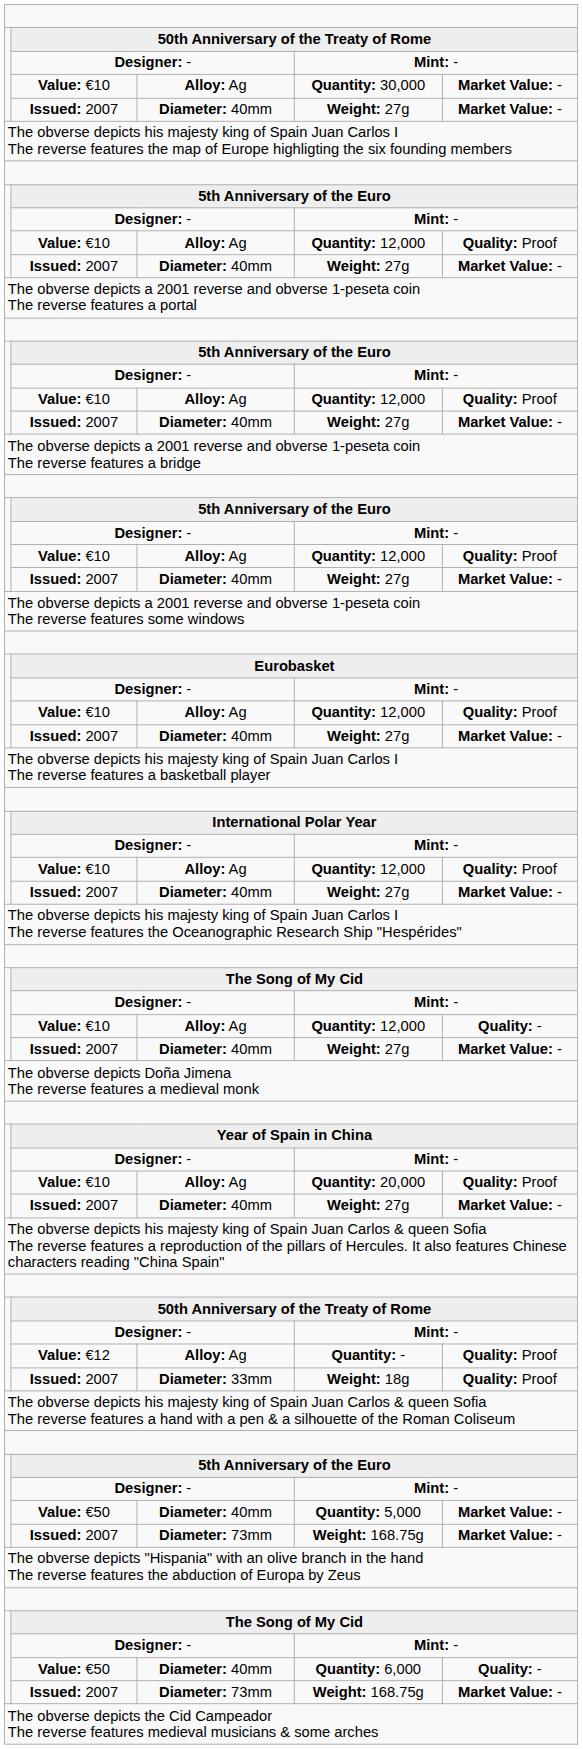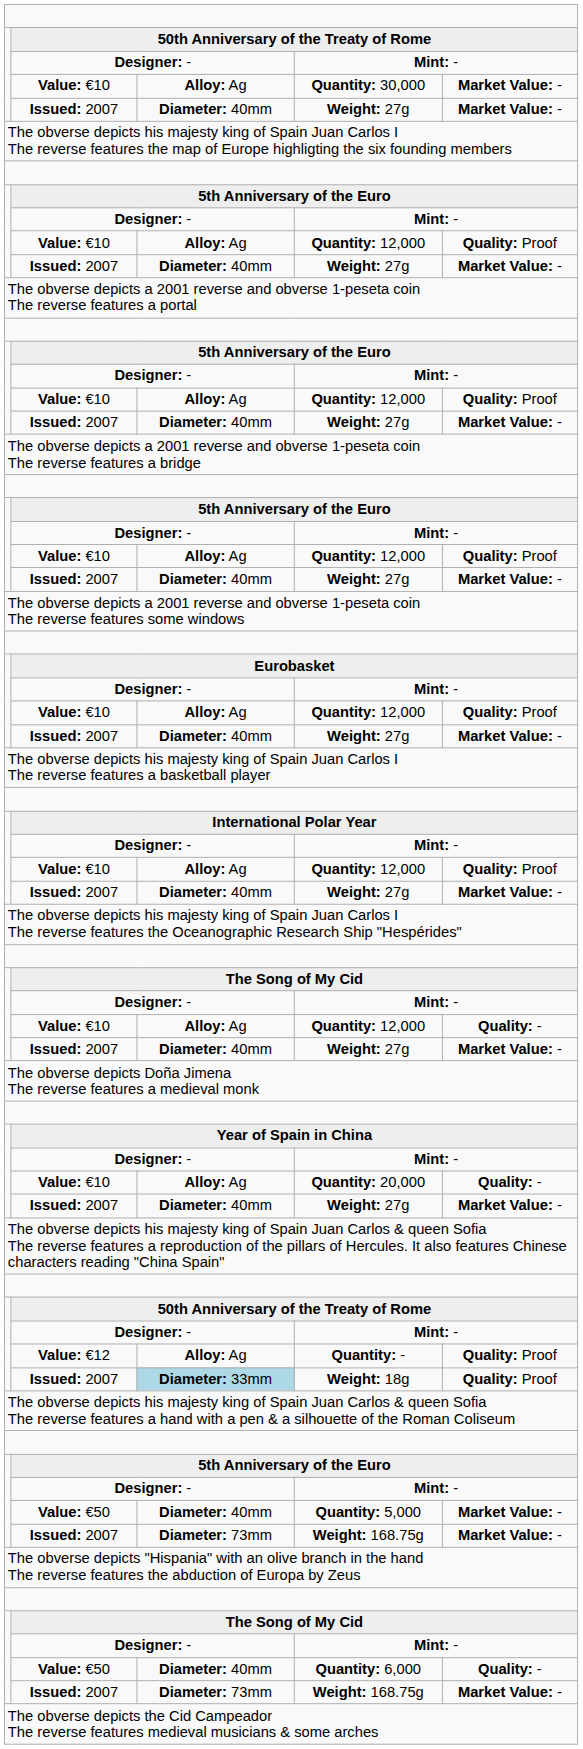(510, 1182) Quality: Proof -> (510, 1182) Quality: -
(216, 1379) no background -> (216, 1379) lightblue background
